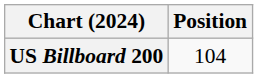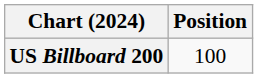(210, 55) 104 -> (210, 55) 100
